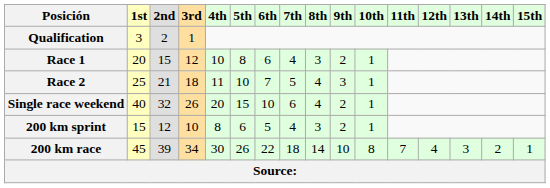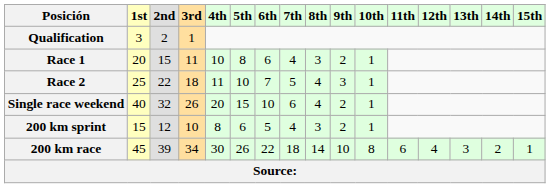(192, 59) 12 -> (192, 59) 11
(164, 81) 21 -> (164, 81) 22
(403, 148) 7 -> (403, 148) 6
